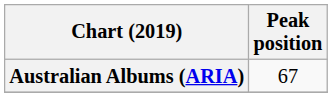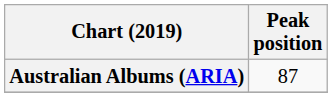(288, 75) 67 -> (288, 75) 87
